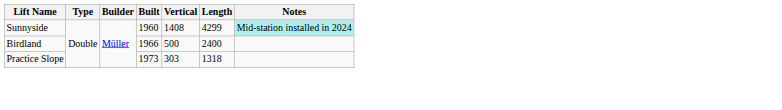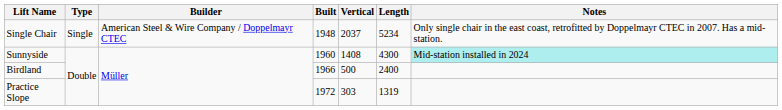+ row: (32, 33)
(212, 28) 4299 -> (389, 54) 4300
(148, 59) 1973 -> (325, 92) 1972
(212, 59) 1318 -> (389, 92) 1319
